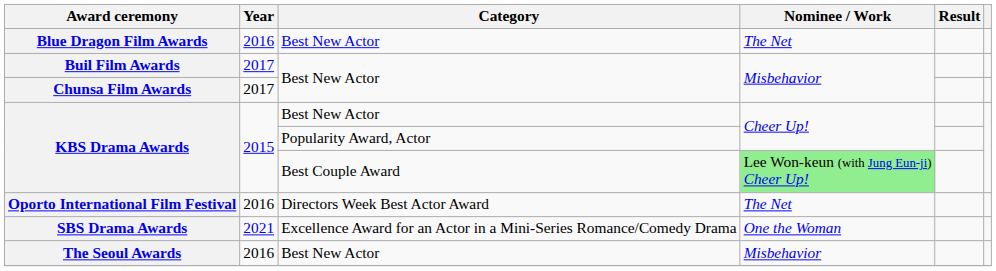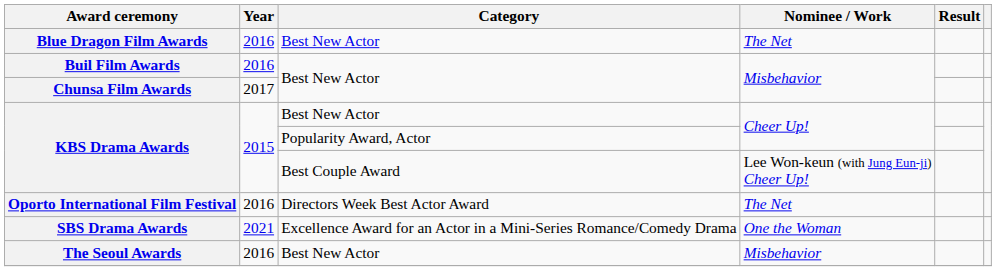(259, 65) 2017 -> (259, 65) 2016
(838, 171) lightgreen background -> (838, 171) no background
